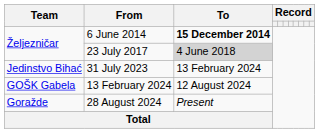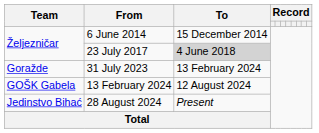(223, 34) bold -> (222, 34) normal
(44, 68) Jedinstvo Bihać -> (27, 68) Goražde
(27, 102) Goražde -> (44, 102) Jedinstvo Bihać
